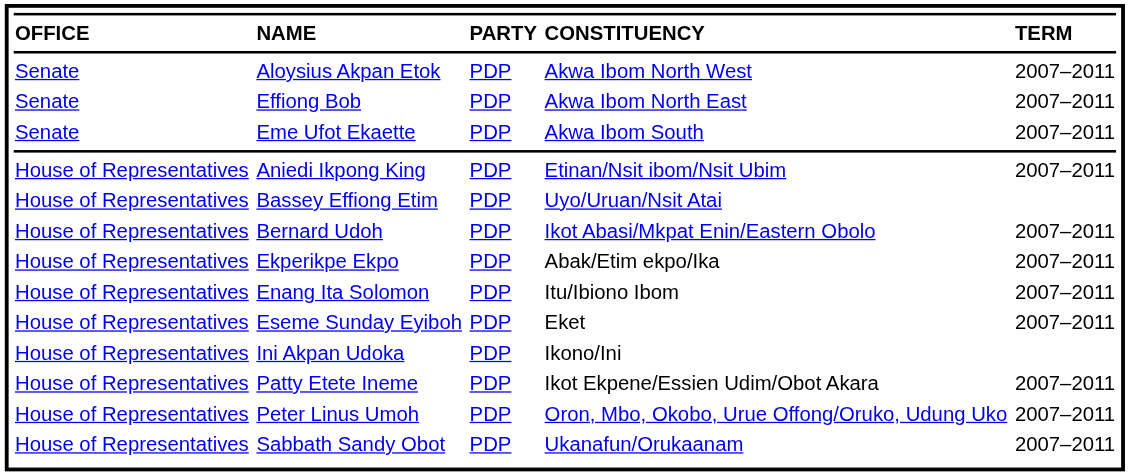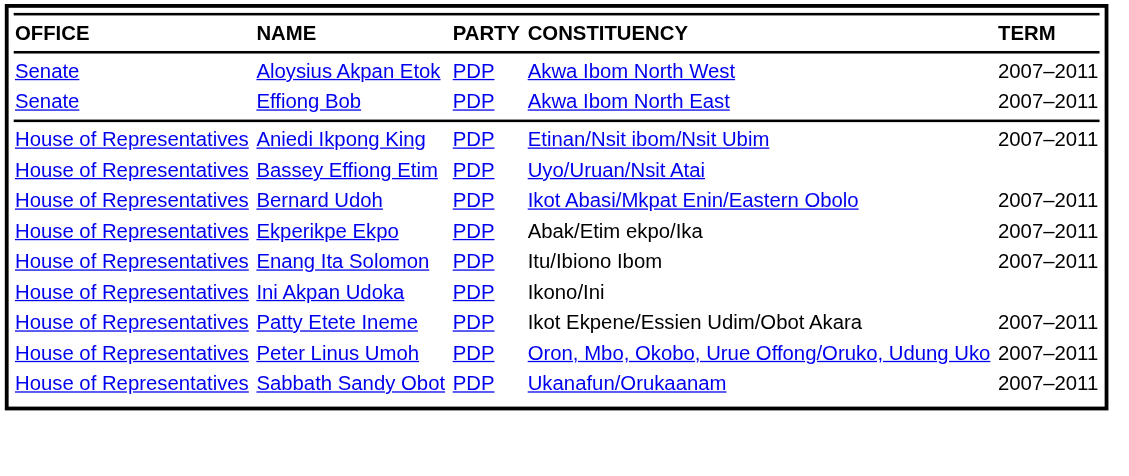- row: (336, 132)
- row: (359, 322)
